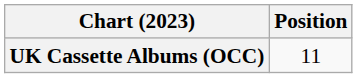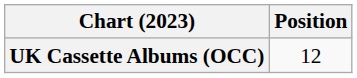(311, 55) 11 -> (311, 55) 12
